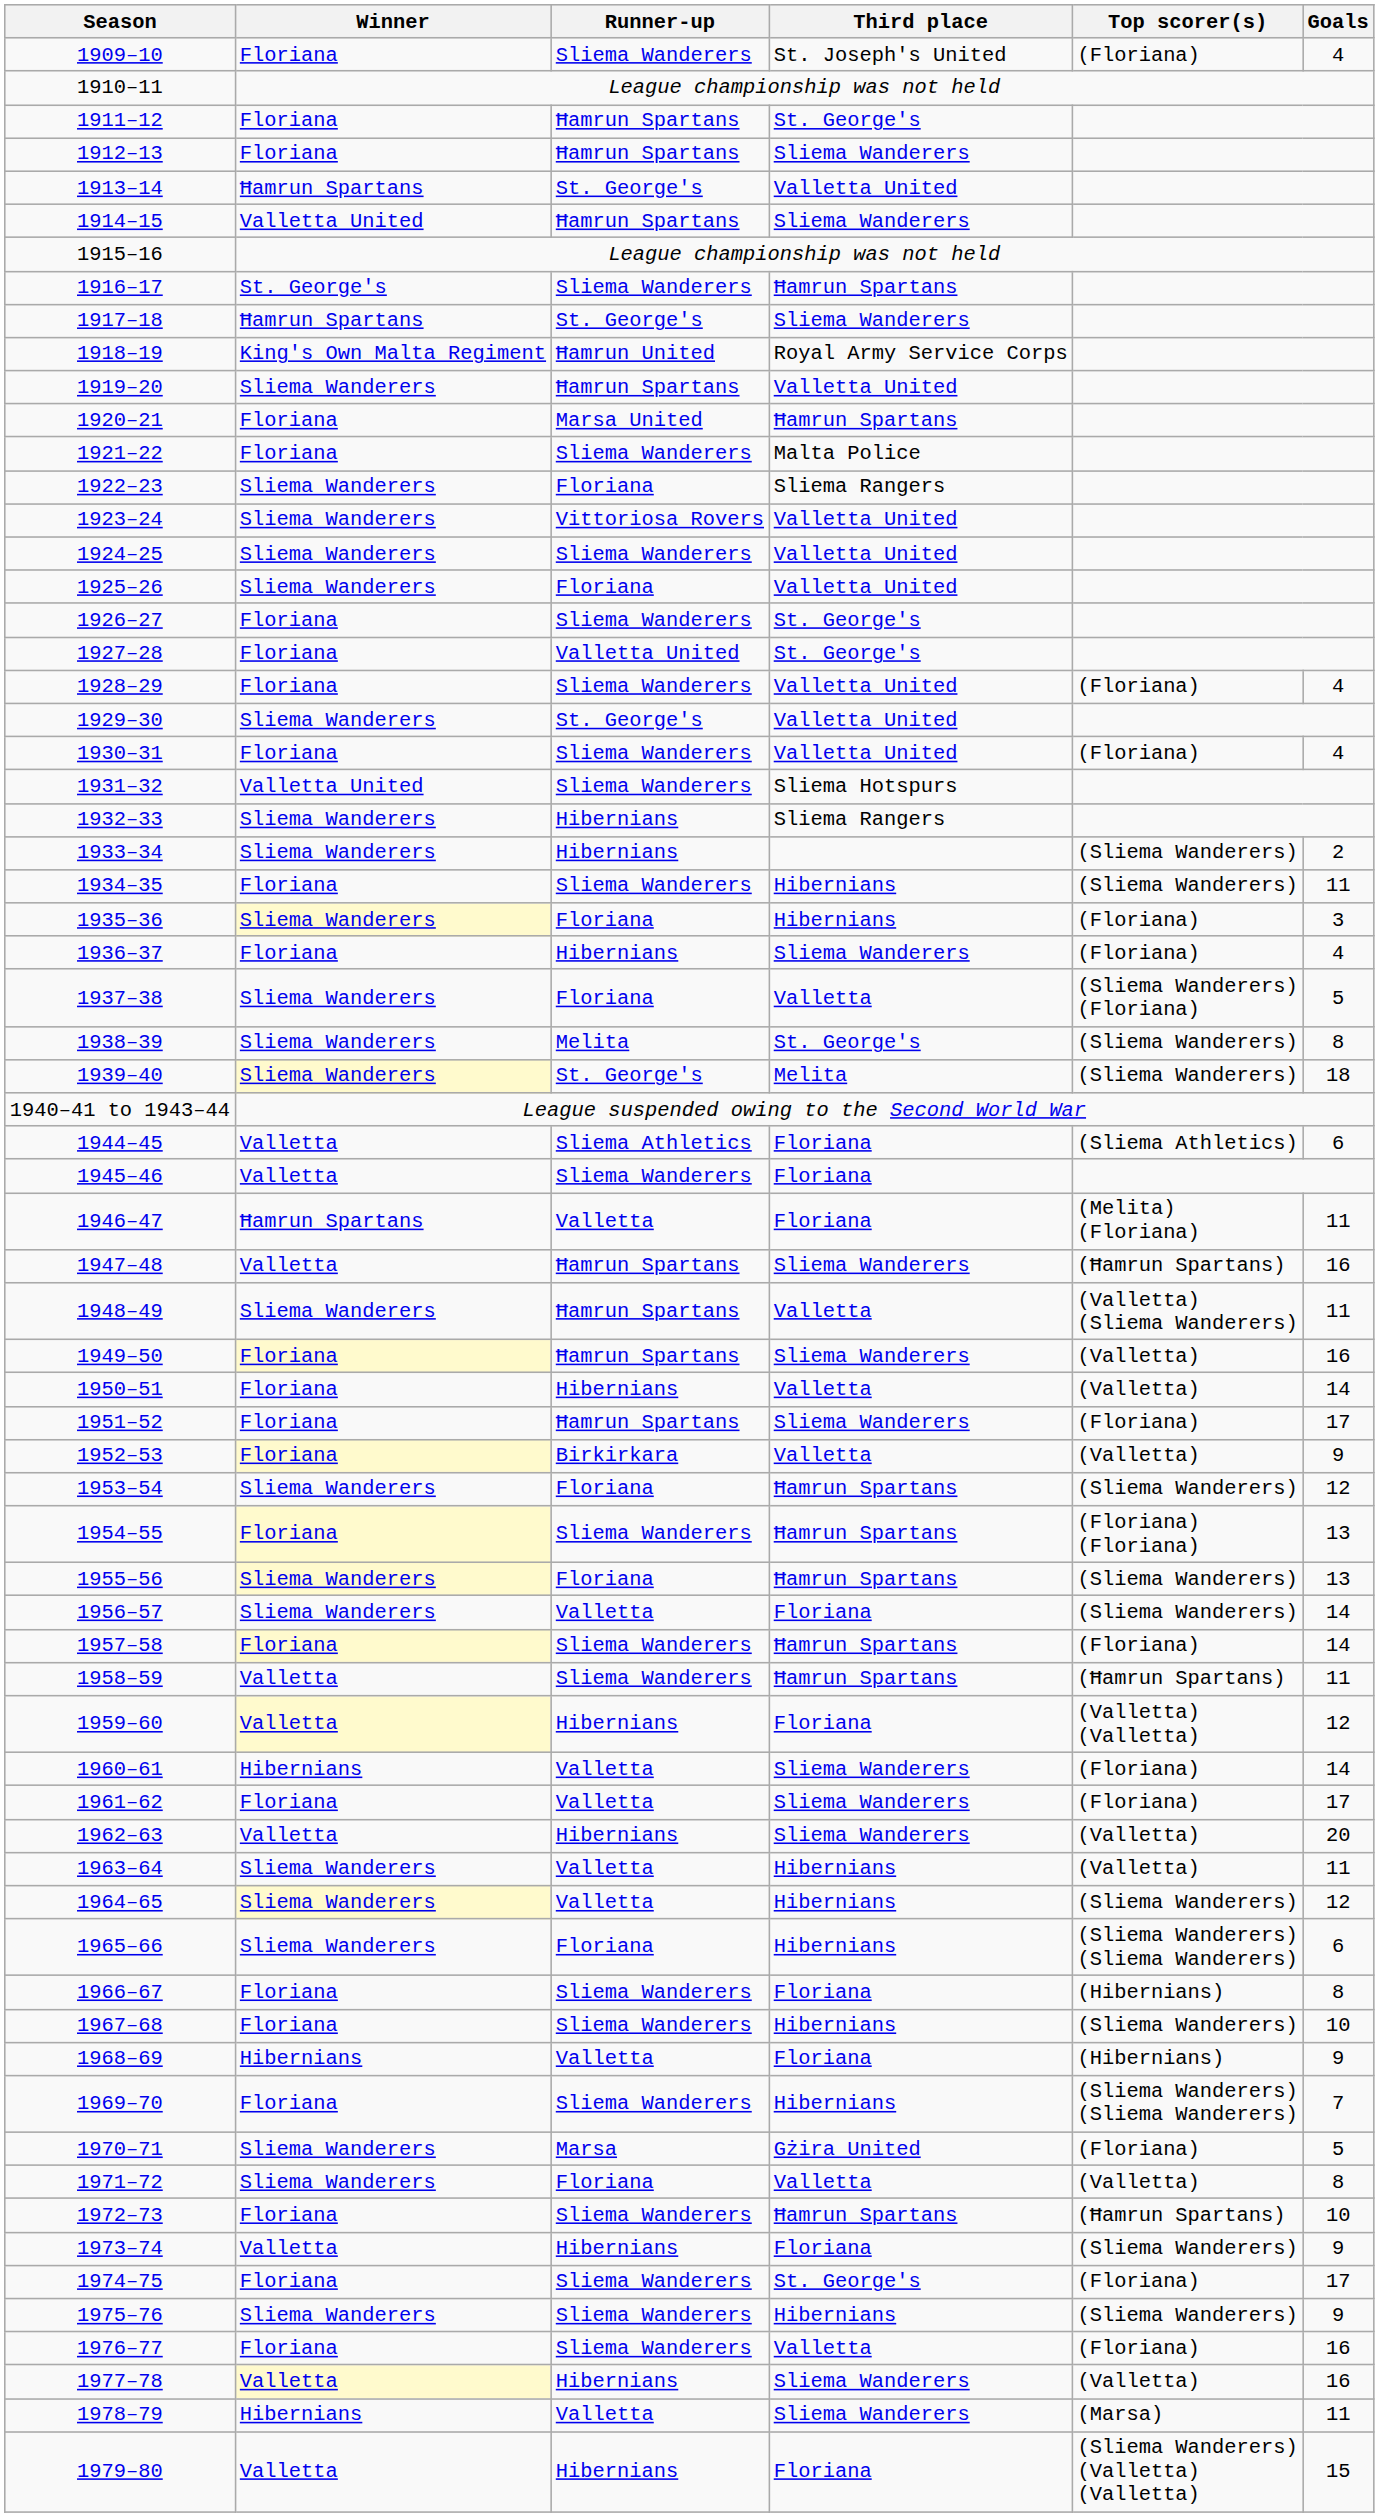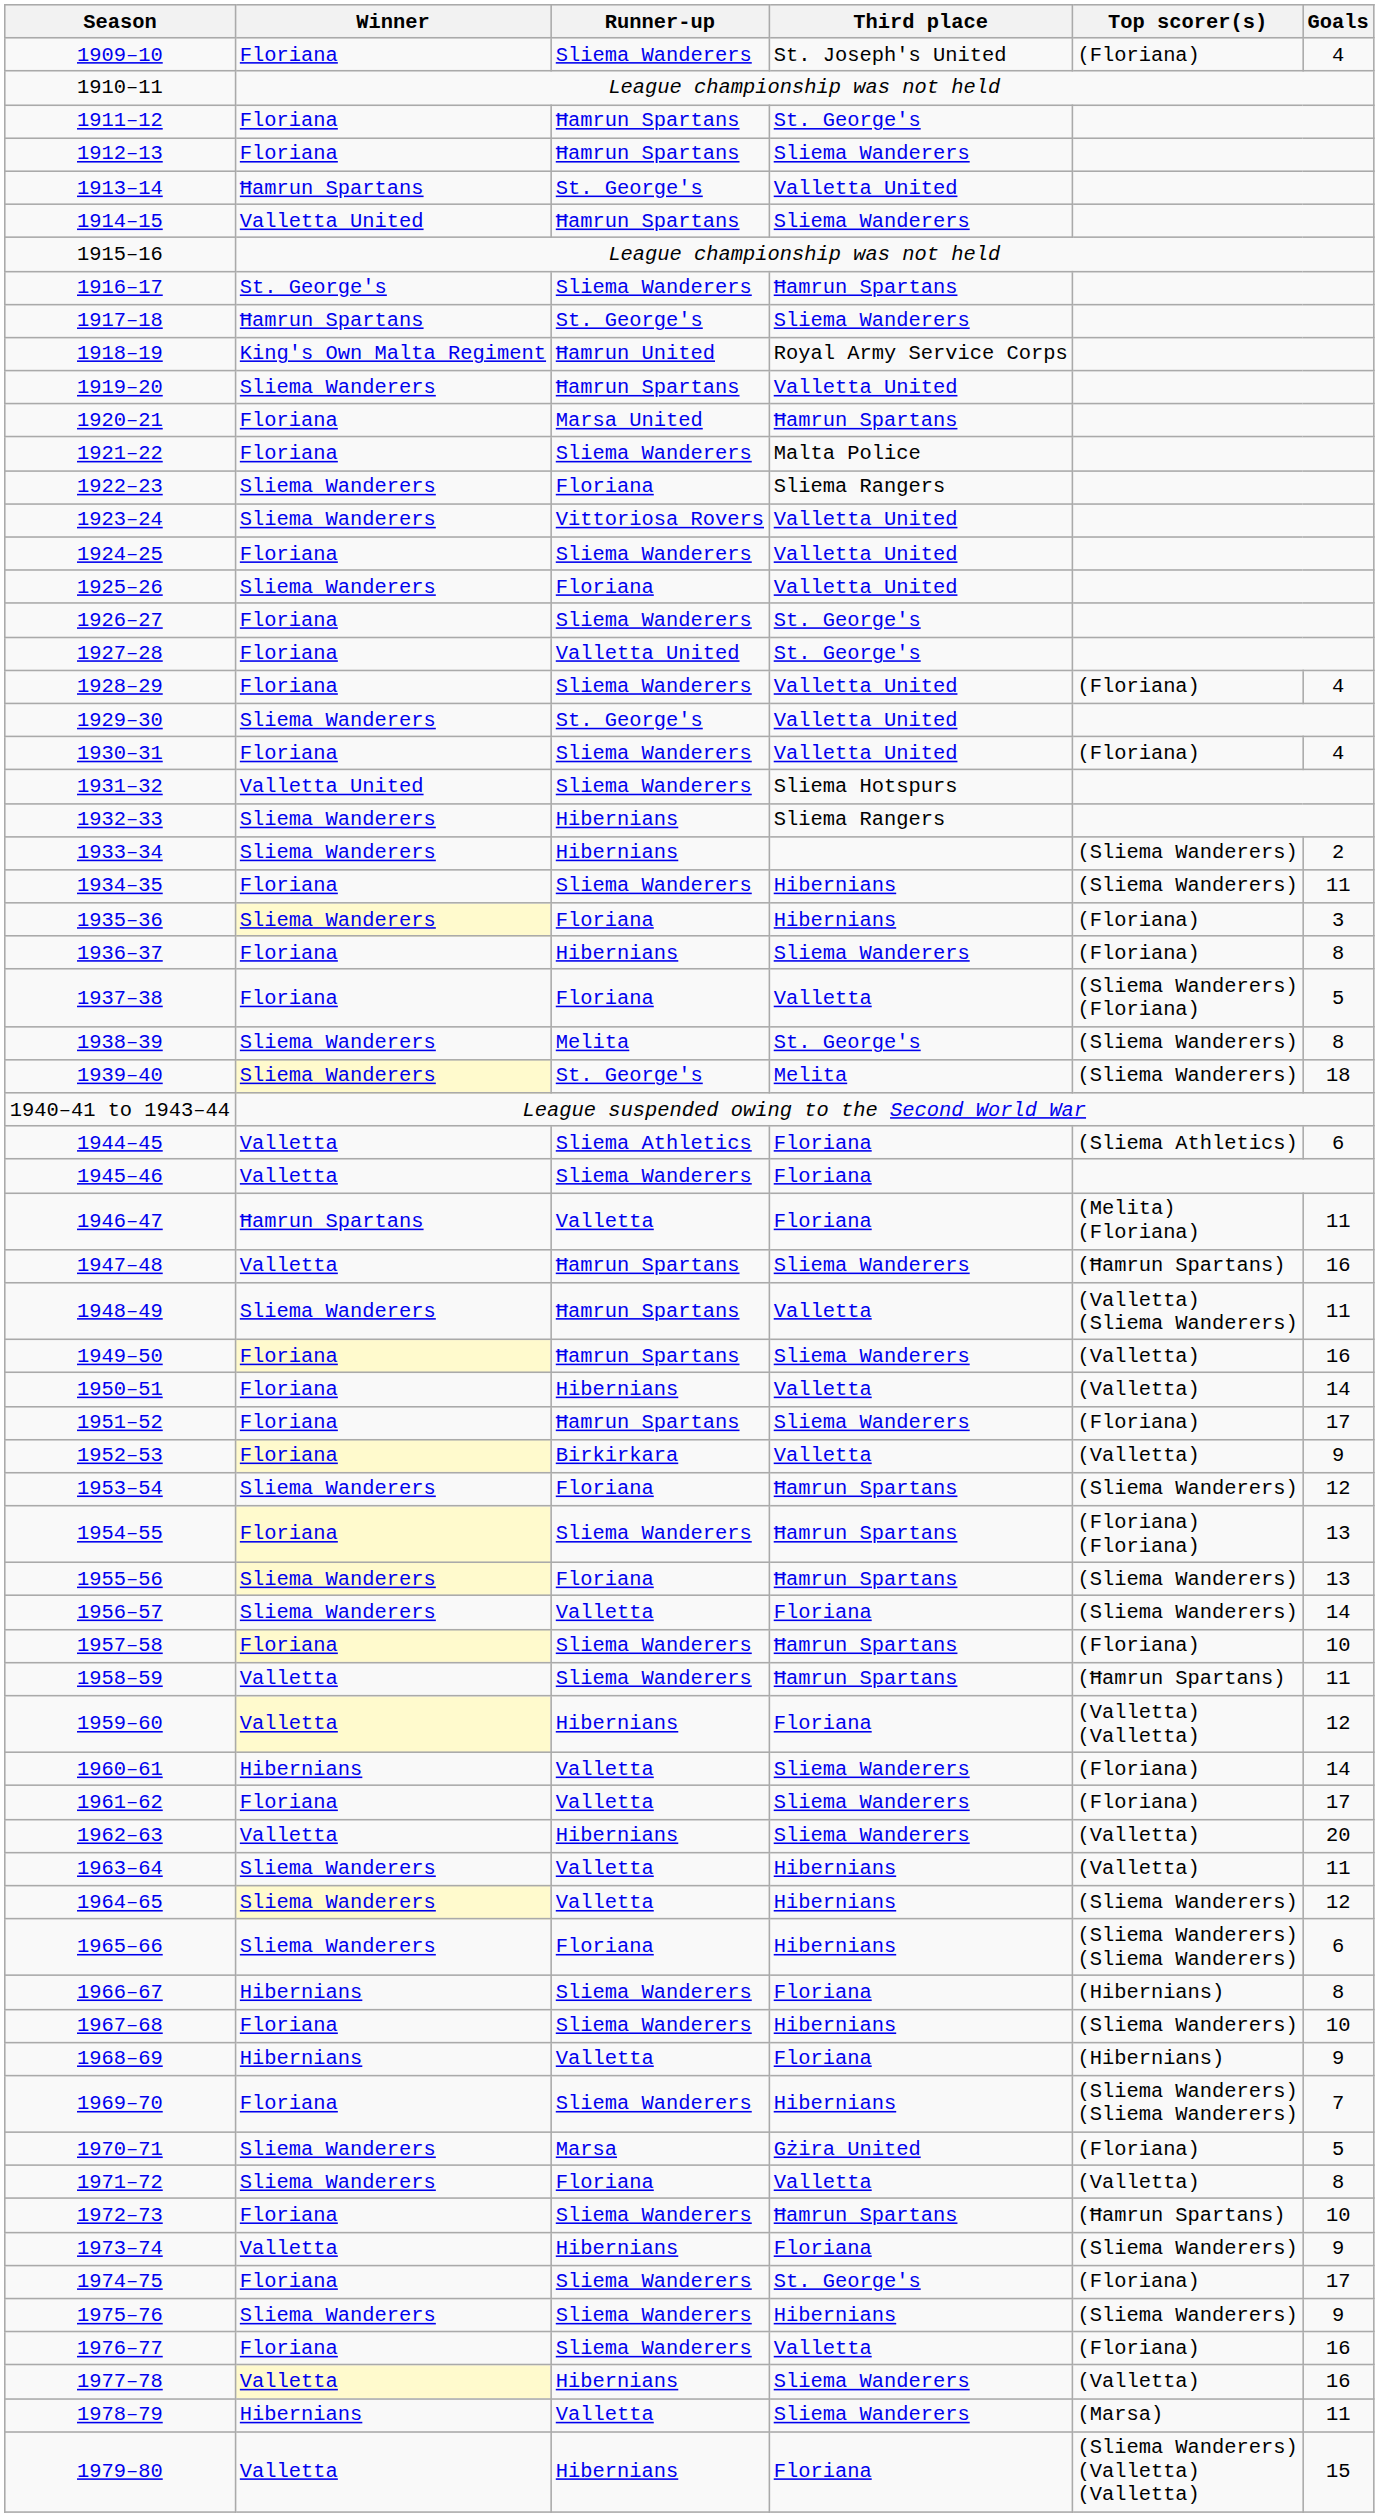(338, 554) Sliema Wanderers -> (289, 554) Floriana
(1338, 953) 4 -> (1338, 953) 8
(338, 998) Sliema Wanderers -> (289, 998) Floriana
(1338, 1646) 14 -> (1338, 1646) 10
(289, 1992) Floriana -> (301, 1992) Hibernians
